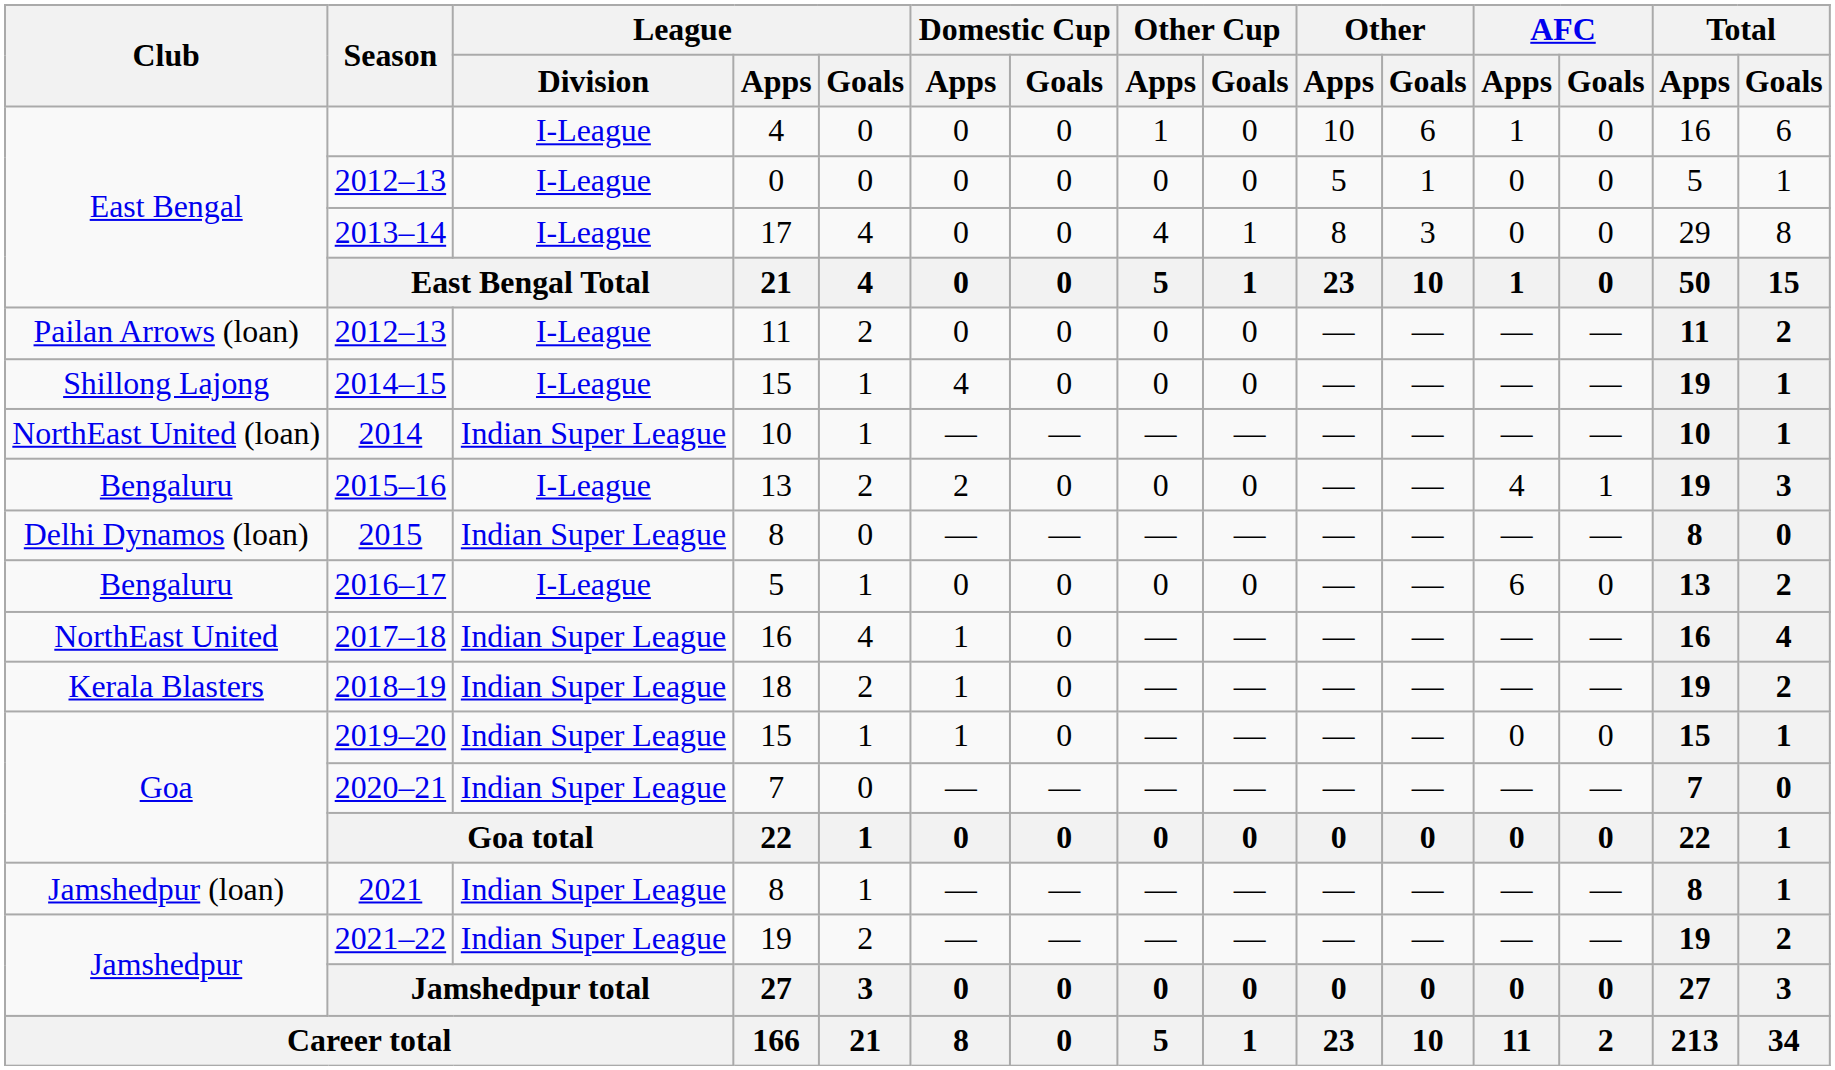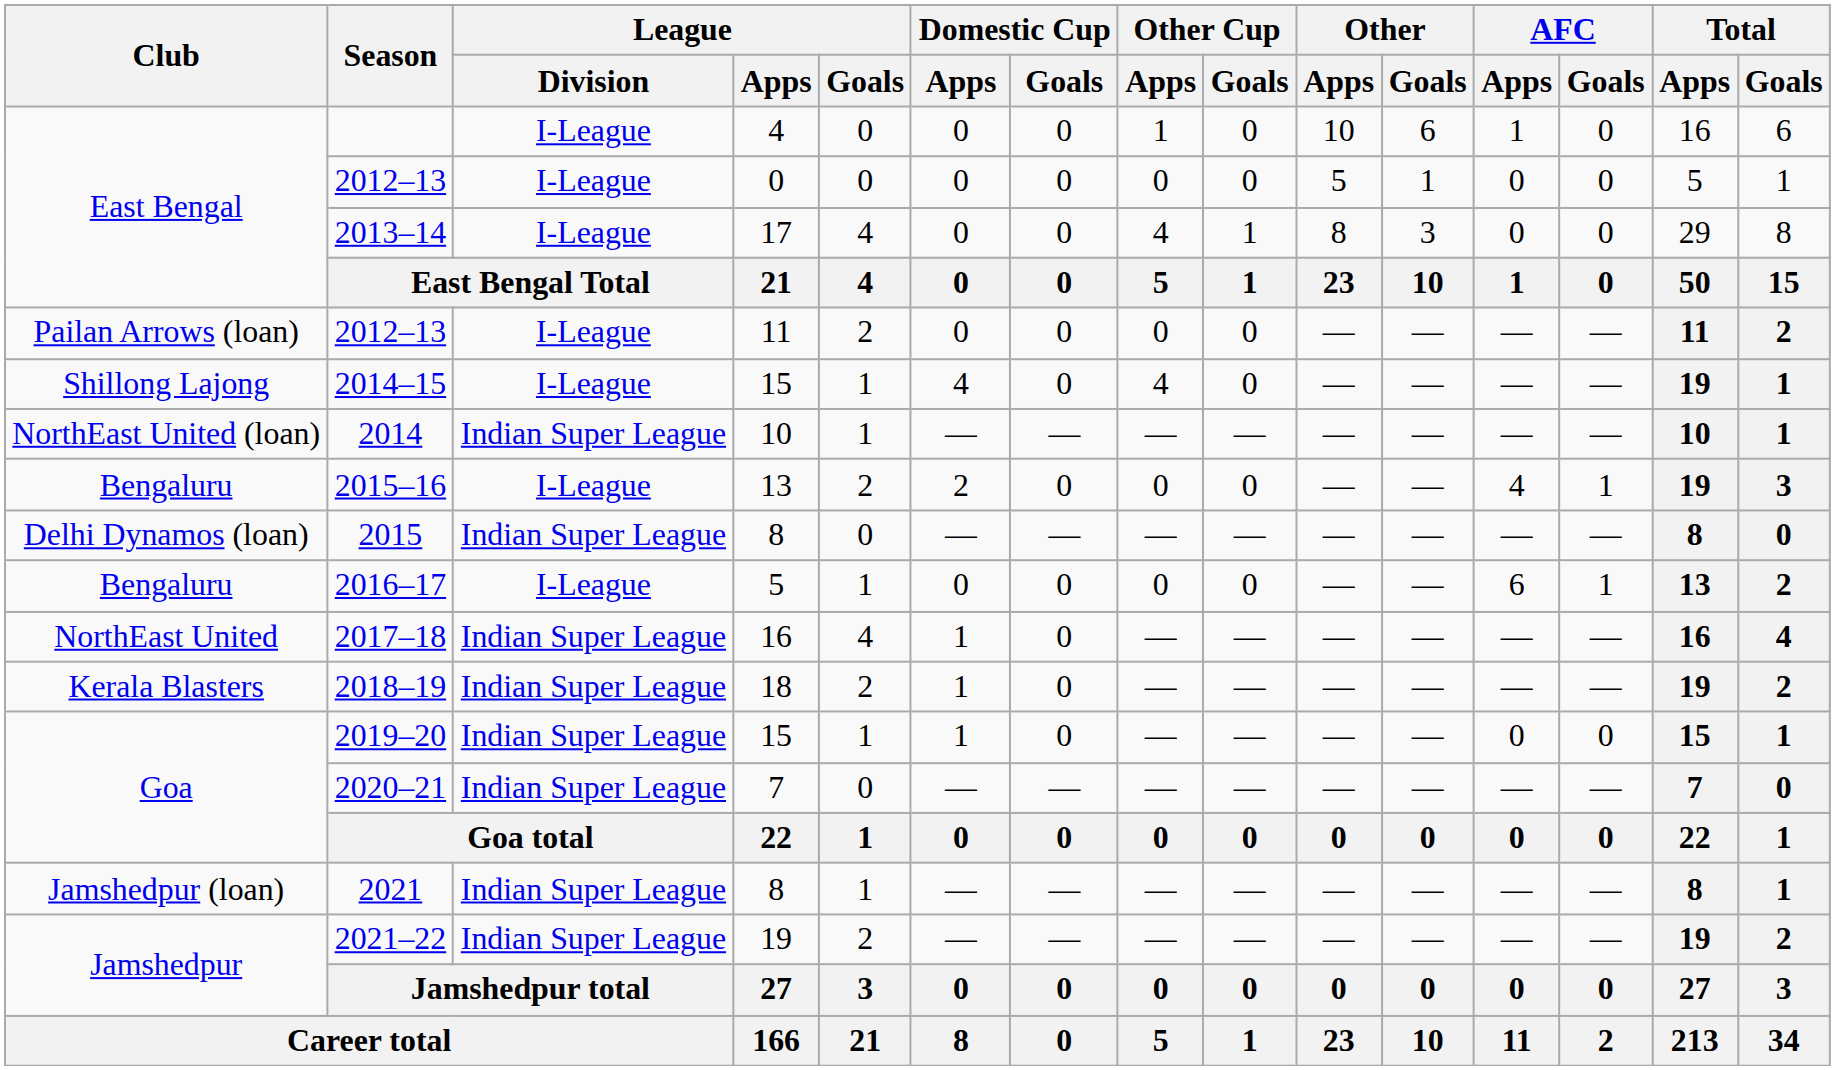(1161, 383) 0 -> (1161, 383) 4
(1606, 585) 0 -> (1606, 585) 1
